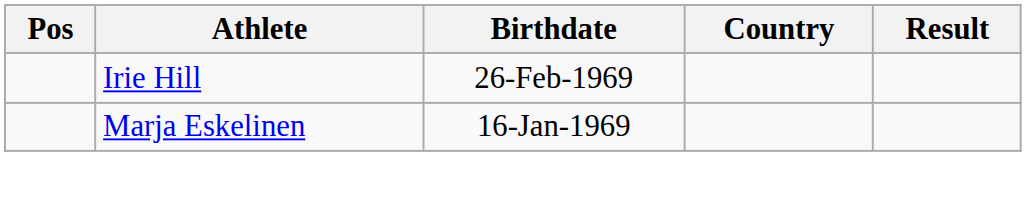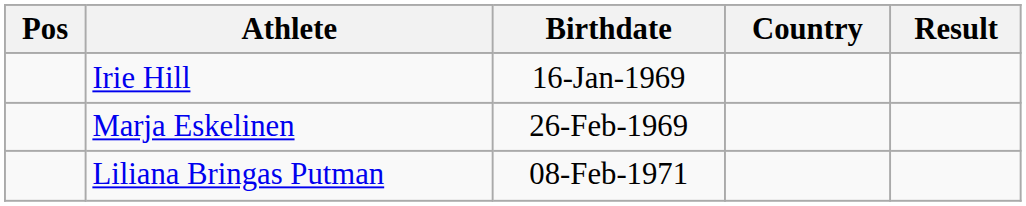(554, 77) 26-Feb-1969 -> (609, 77) 16-Jan-1969
(554, 126) 16-Jan-1969 -> (609, 126) 26-Feb-1969
+ row: (238, 175)
